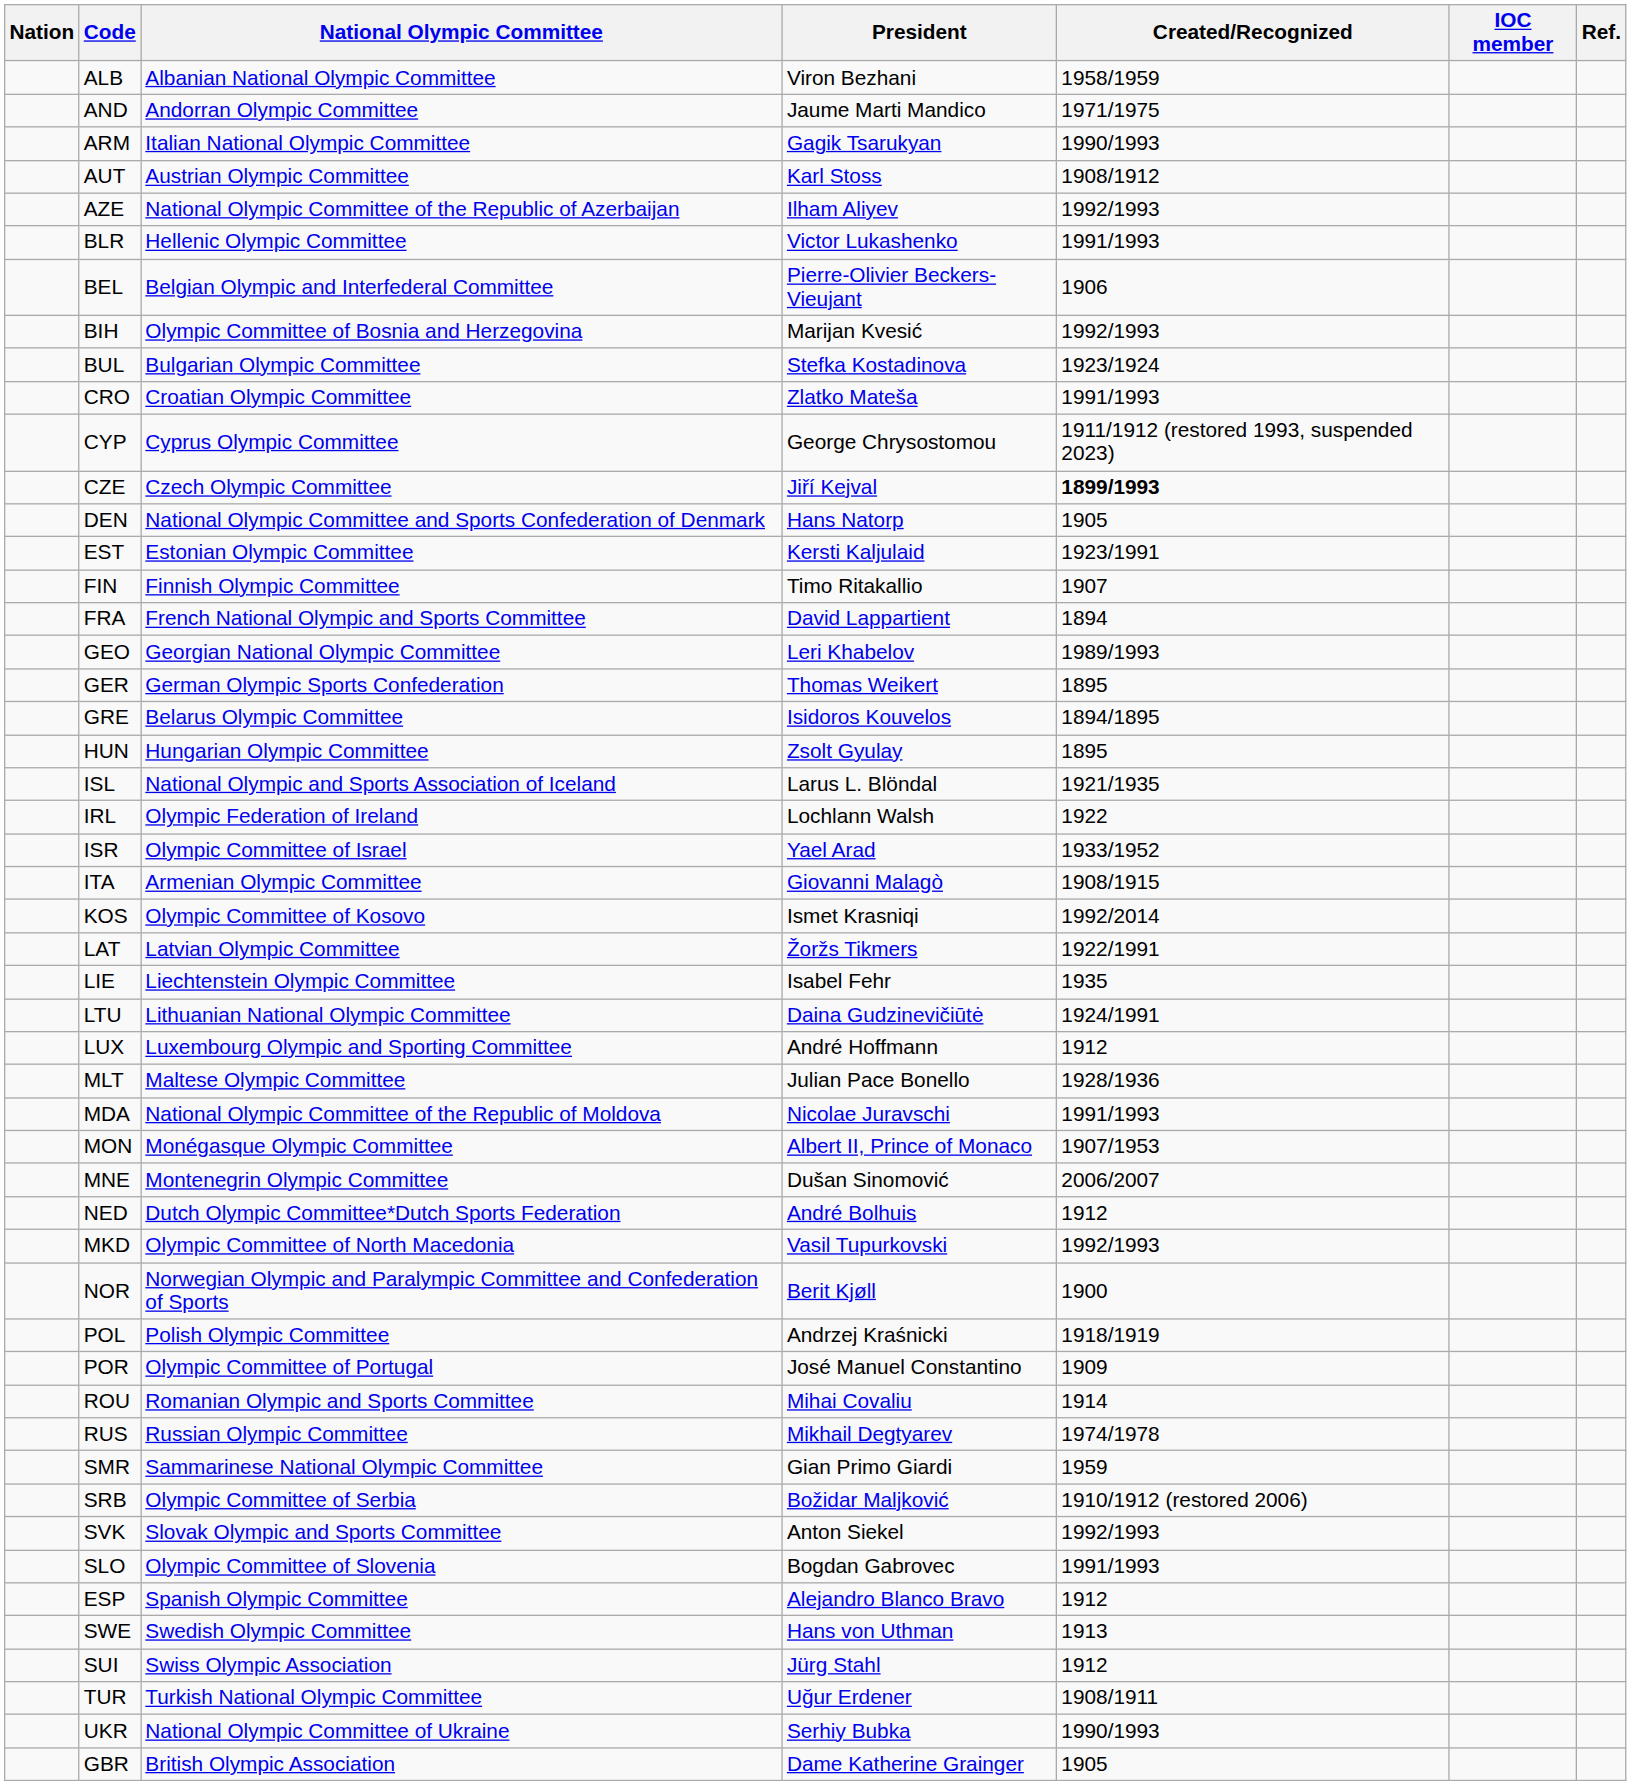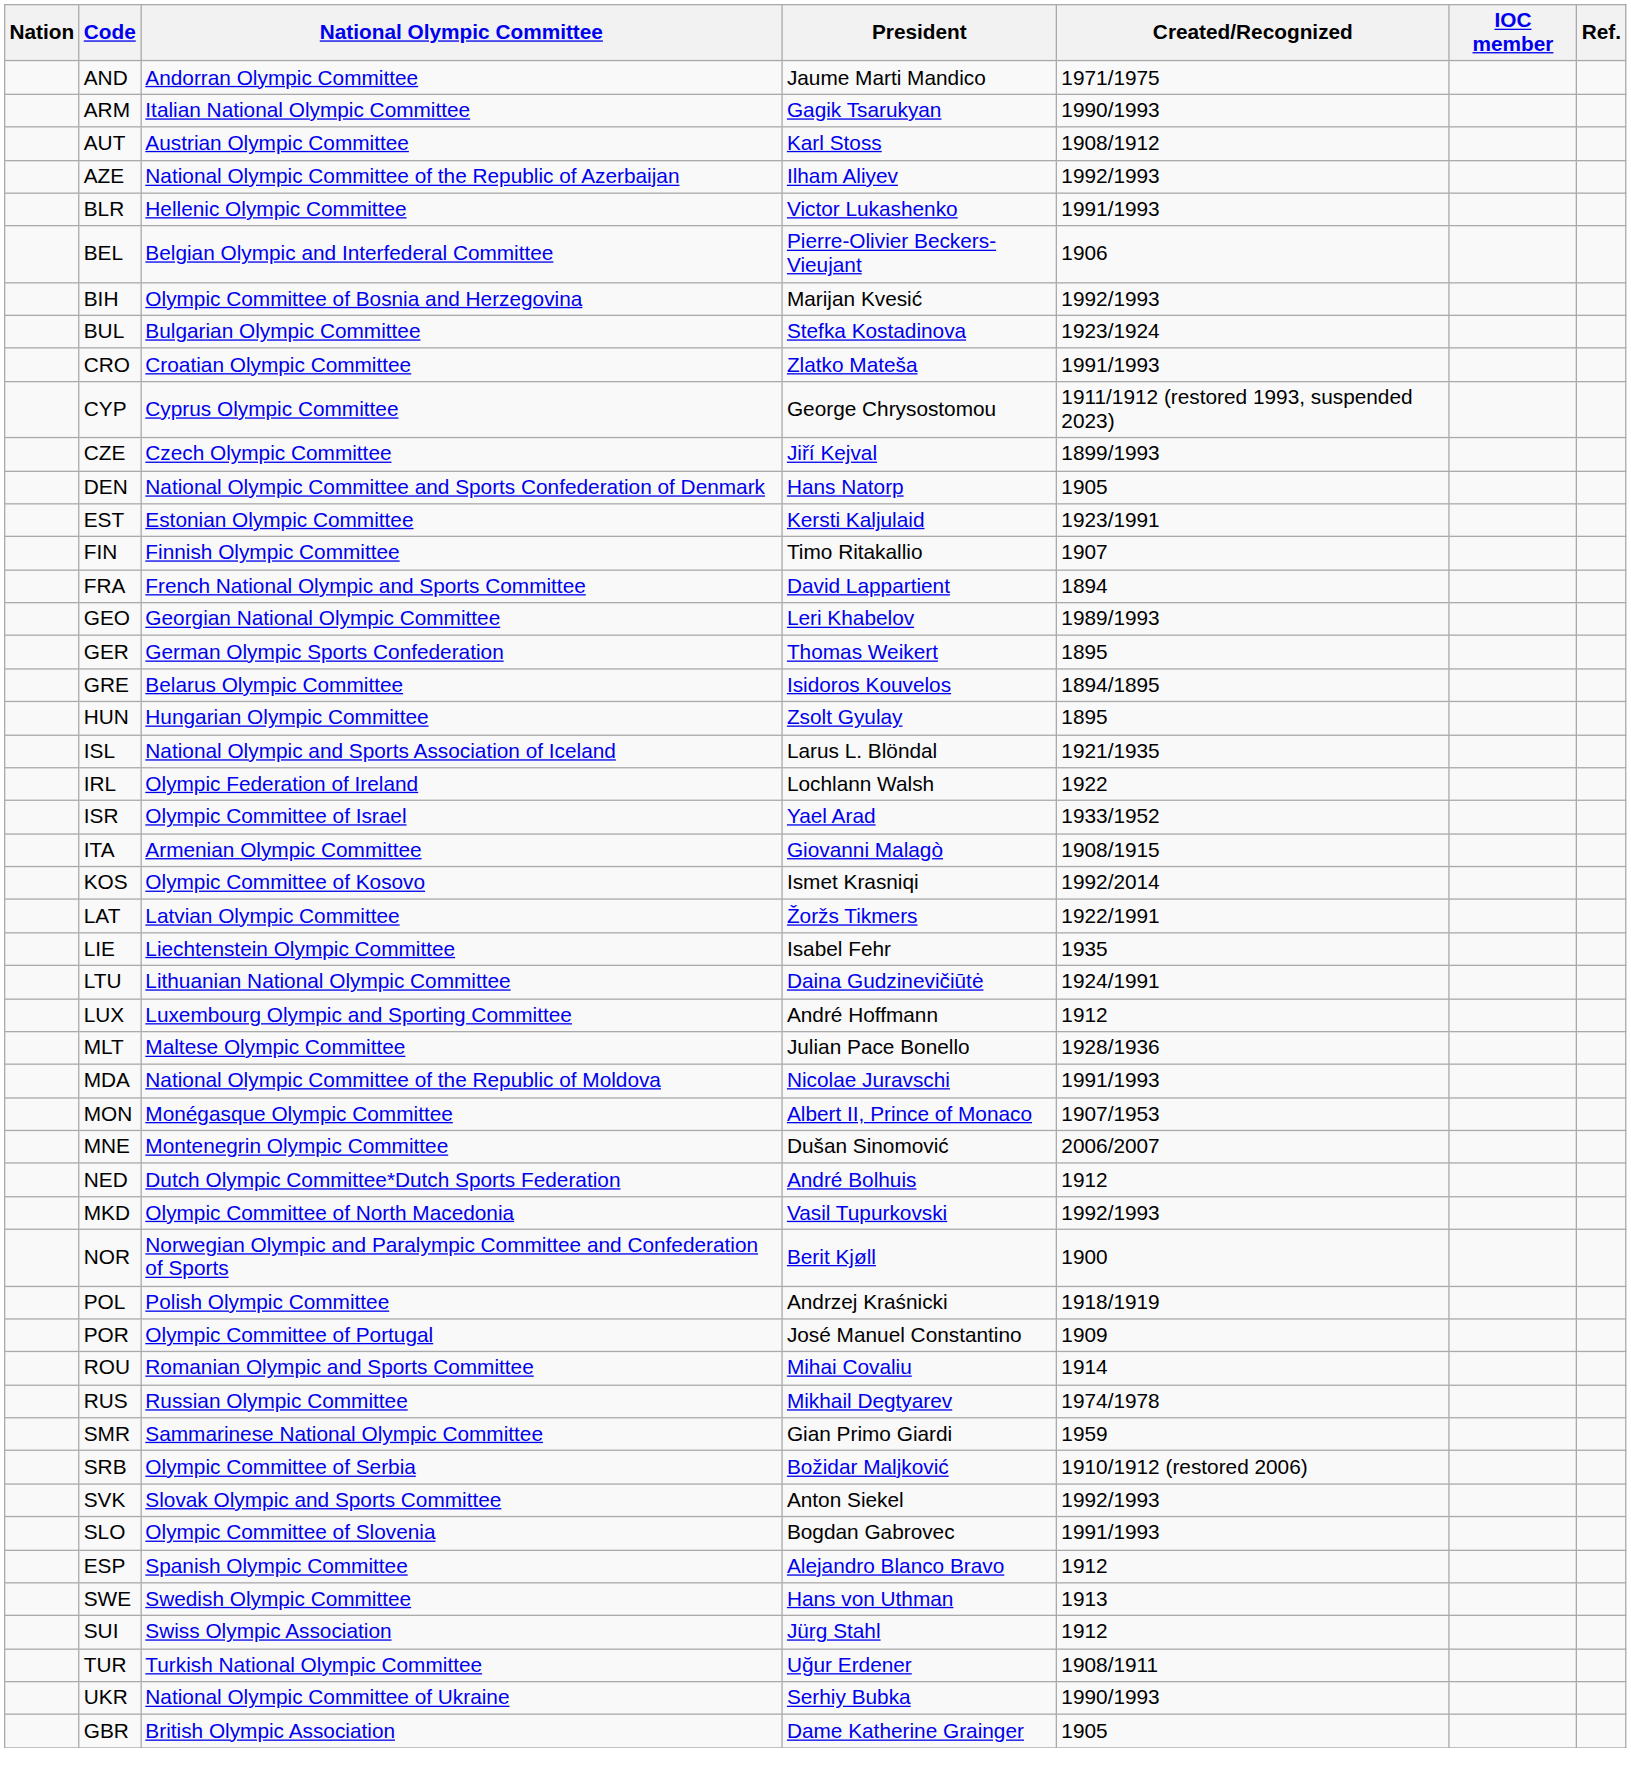- row: (103, 77)
(1111, 487) bold -> (1111, 454) normal
